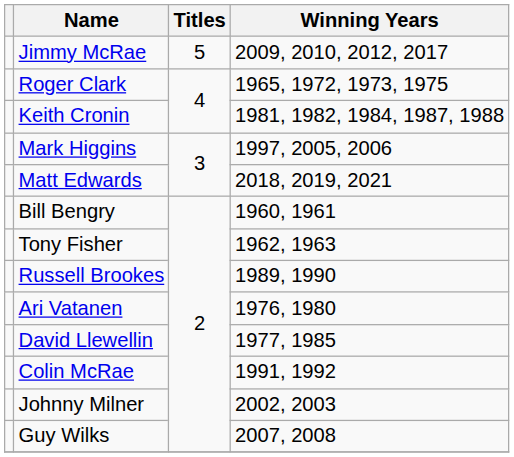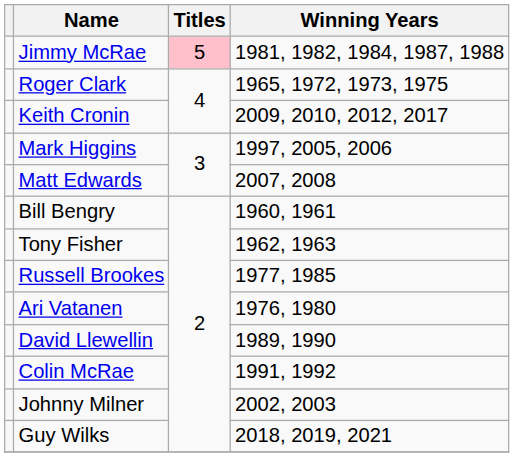(200, 52) no background -> (200, 52) pink background
(342, 52) 2009, 2010, 2012, 2017 -> (370, 52) 1981, 1982, 1984, 1987, 1988
(370, 116) 1981, 1982, 1984, 1987, 1988 -> (342, 116) 2009, 2010, 2012, 2017
(314, 180) 2018, 2019, 2021 -> (286, 180) 2007, 2008
(286, 276) 1989, 1990 -> (286, 276) 1977, 1985
(286, 340) 1977, 1985 -> (286, 340) 1989, 1990
(286, 436) 2007, 2008 -> (314, 436) 2018, 2019, 2021
